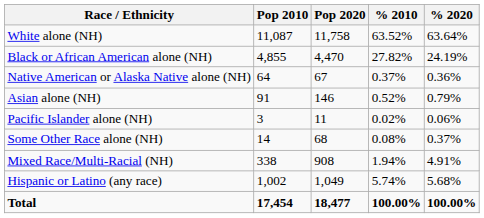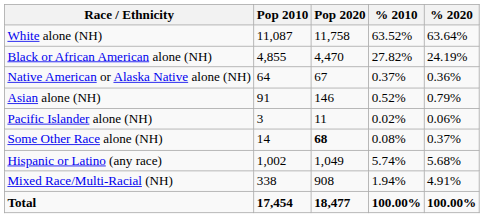(321, 139) normal -> (321, 139) bold
rows swapped: (90, 160) <-> (85, 181)
